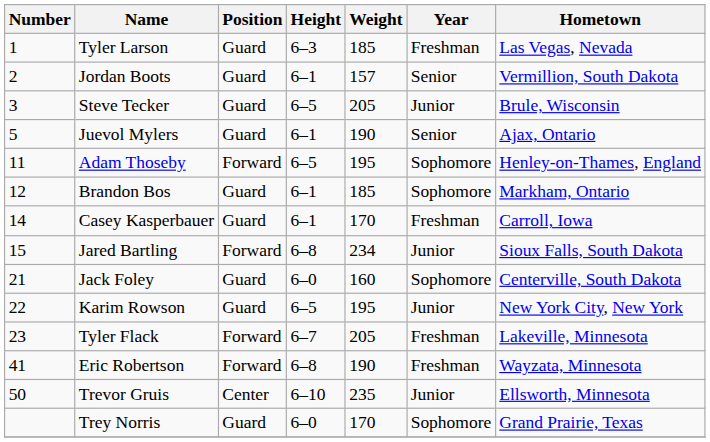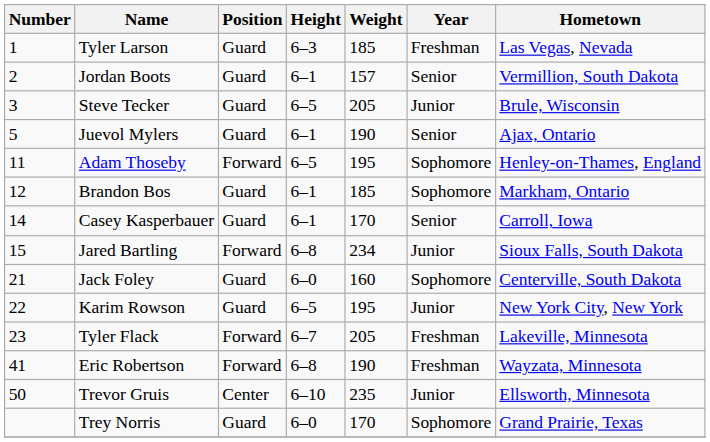(445, 220) Freshman -> (433, 220) Senior
